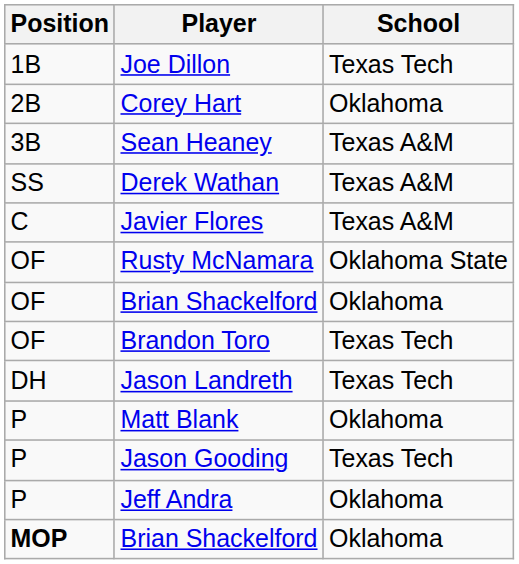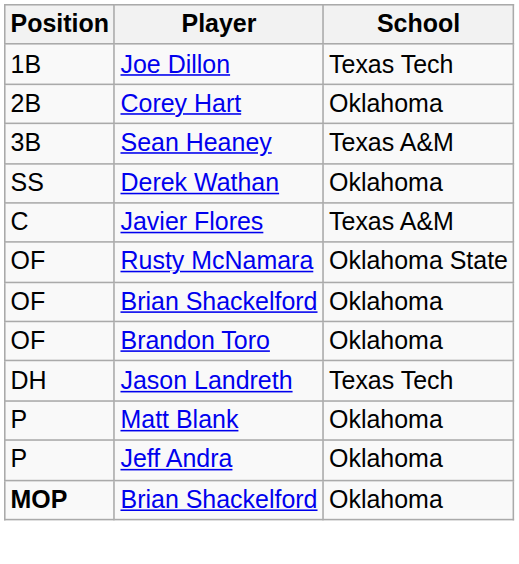(391, 182) Texas A&M -> (386, 182) Oklahoma
(391, 340) Texas Tech -> (386, 340) Oklahoma
- row: (19, 459)
